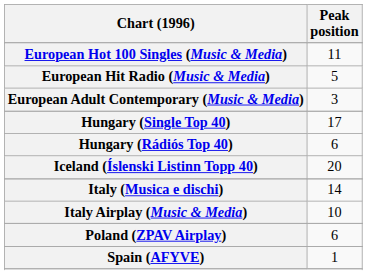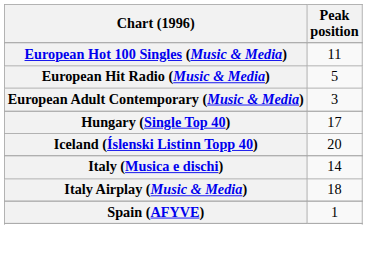- row: (156, 144)
(334, 212) 10 -> (334, 189) 18
- row: (156, 235)
